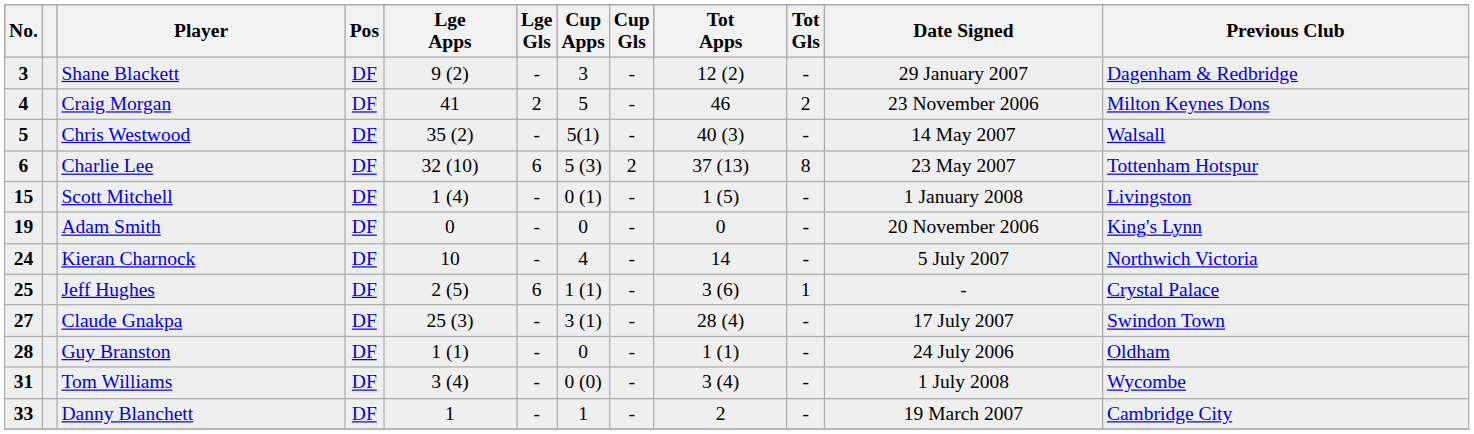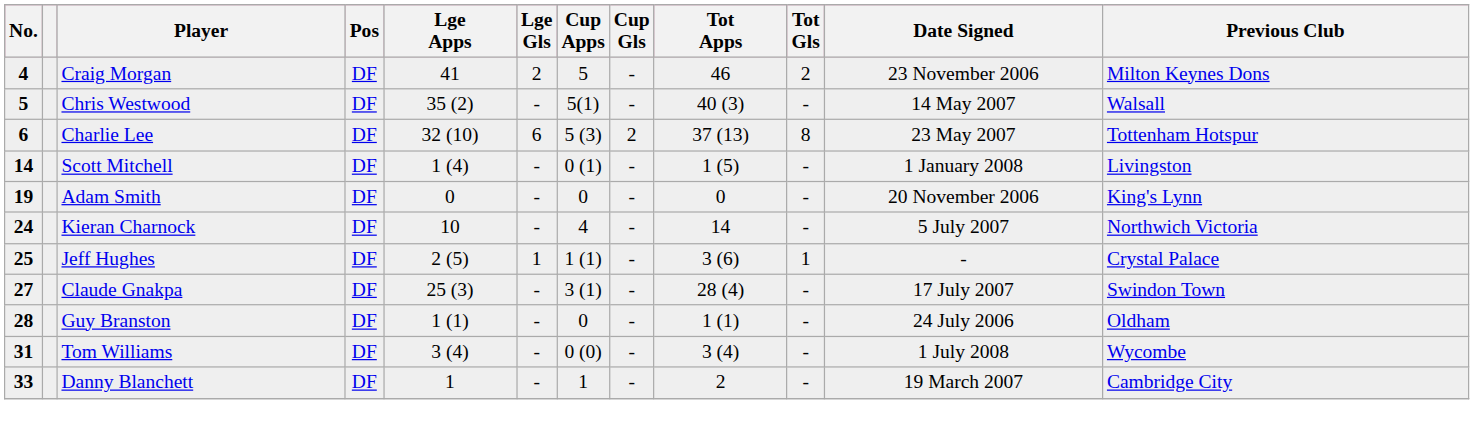- row: (120, 72)
(23, 196) 15 -> (23, 165) 14
(537, 289) 6 -> (537, 258) 1
